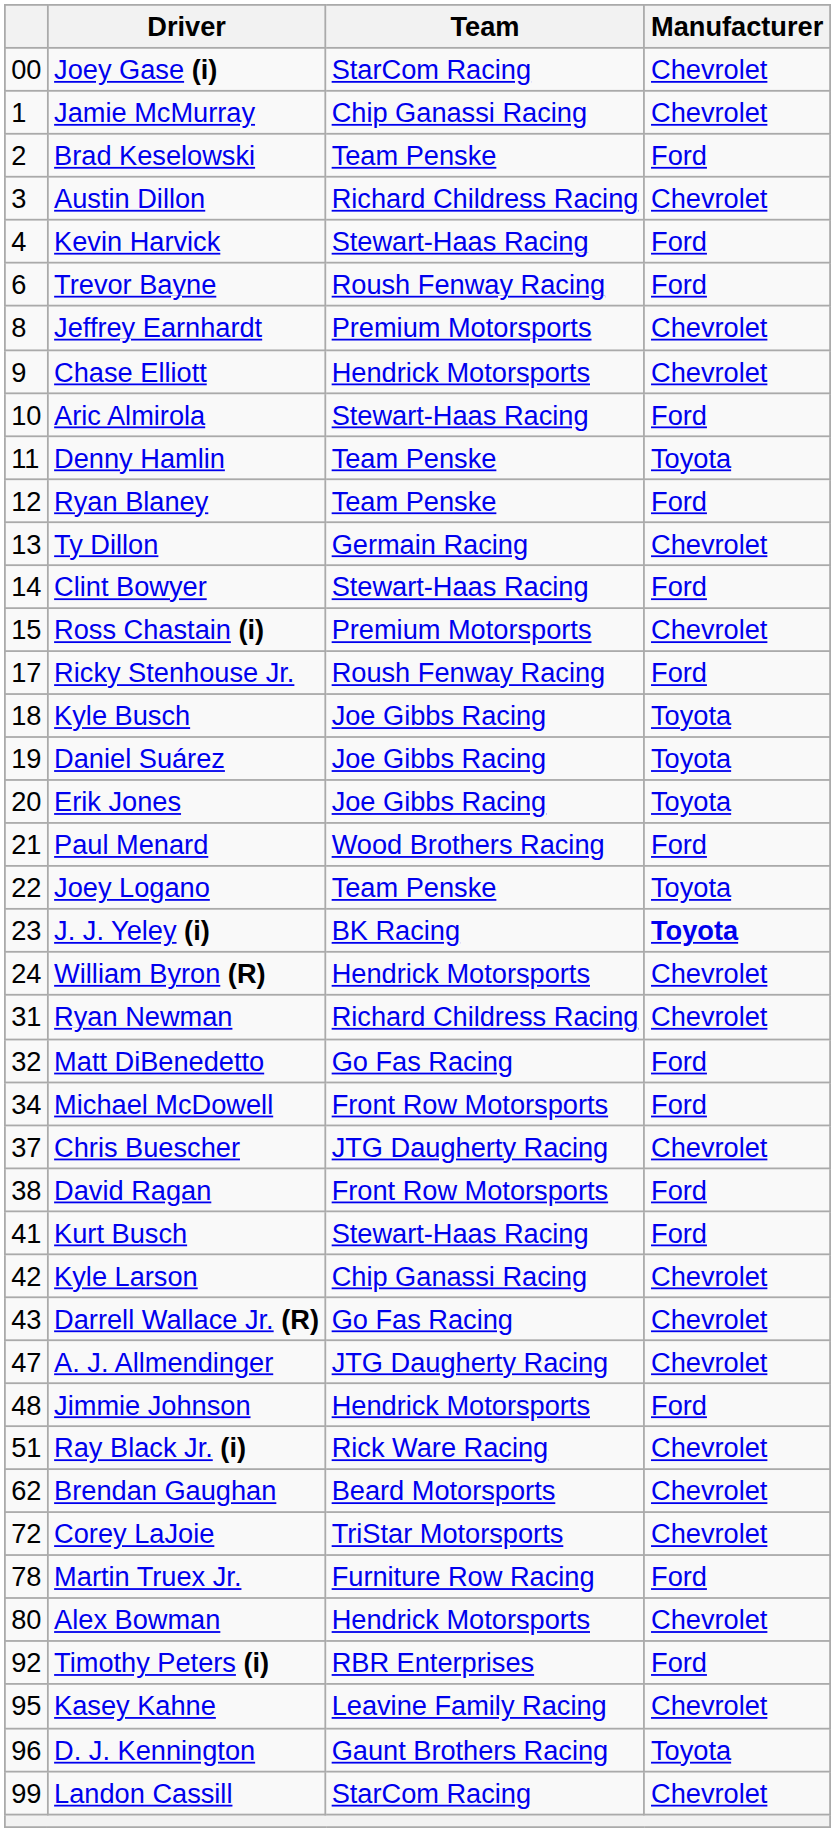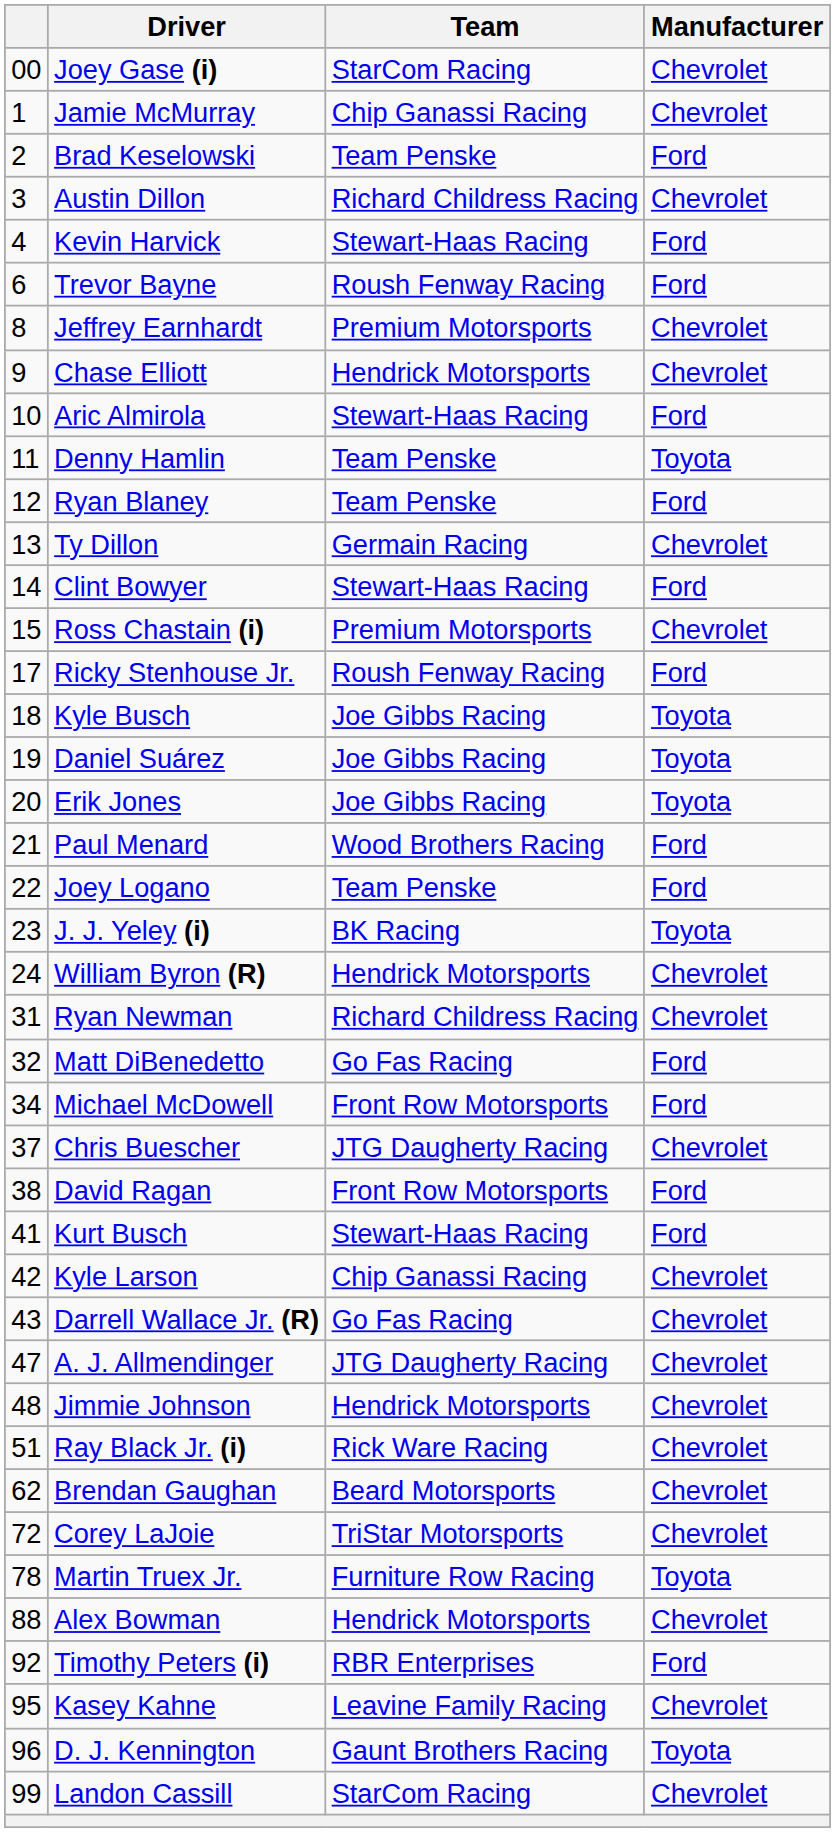(691, 888) Toyota -> (679, 888) Ford
(695, 931) bold -> (691, 931) normal
(679, 1405) Ford -> (709, 1405) Chevrolet
(679, 1577) Ford -> (691, 1577) Toyota
(26, 1620) 80 -> (26, 1620) 88
